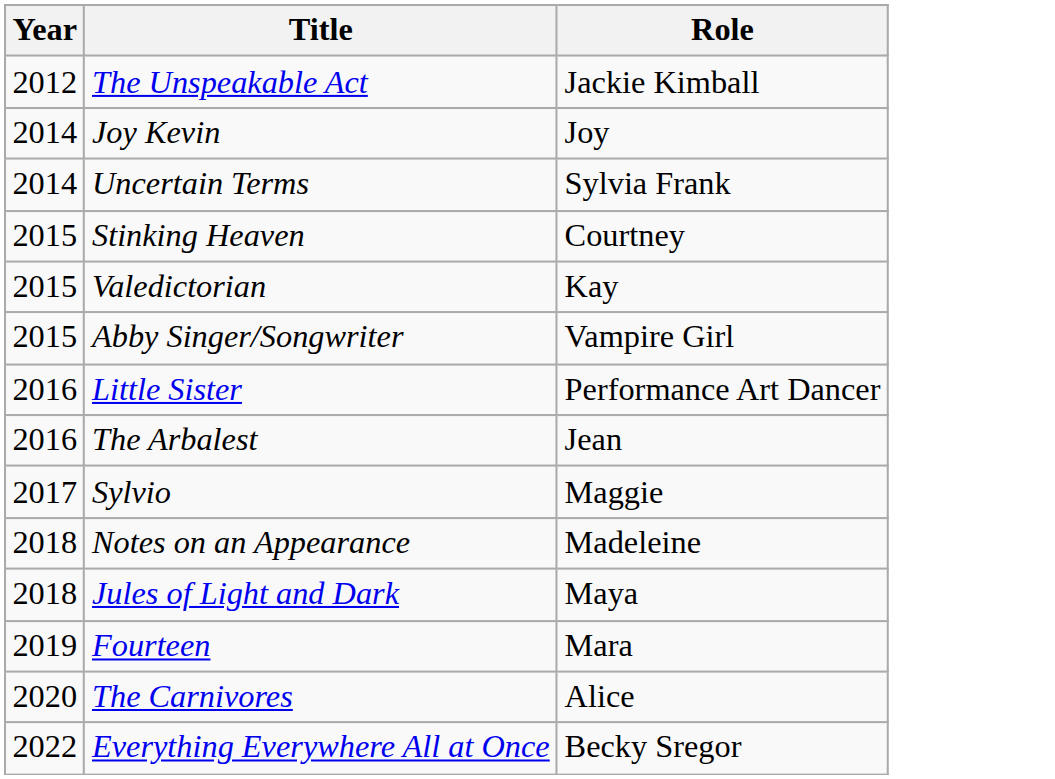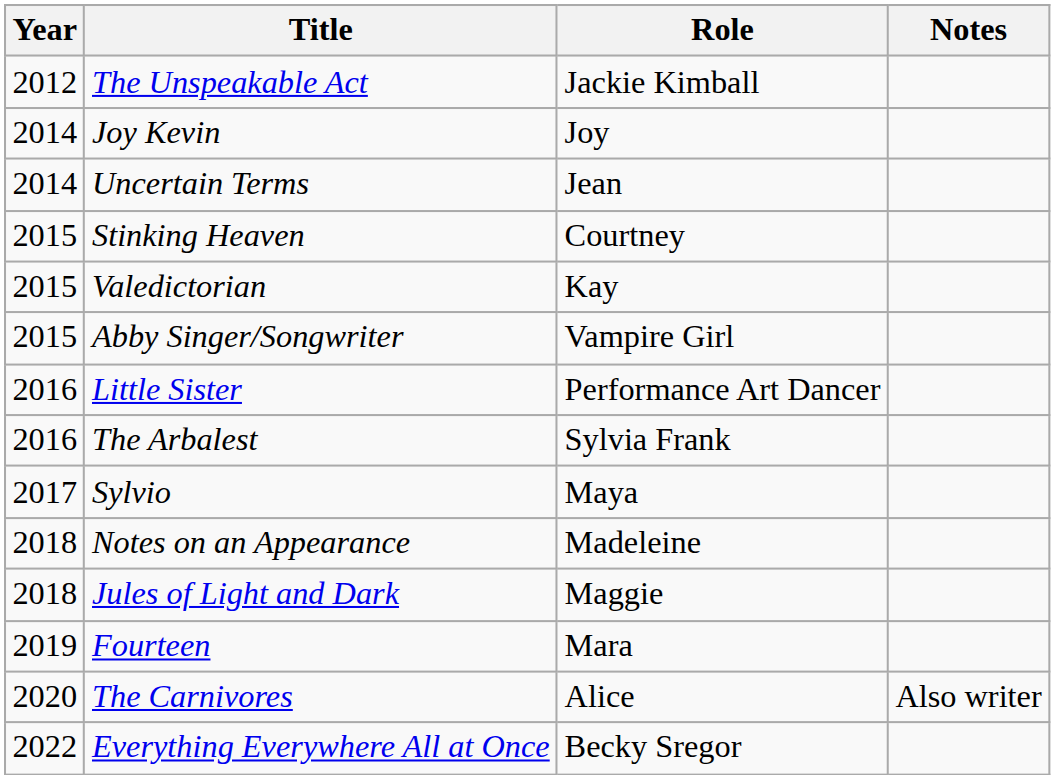+ column: (969, 30)
(648, 183) Sylvia Frank -> (593, 183) Jean
(593, 440) Jean -> (648, 440) Sylvia Frank
(614, 491) Maggie -> (601, 491) Maya
(601, 593) Maya -> (614, 593) Maggie
